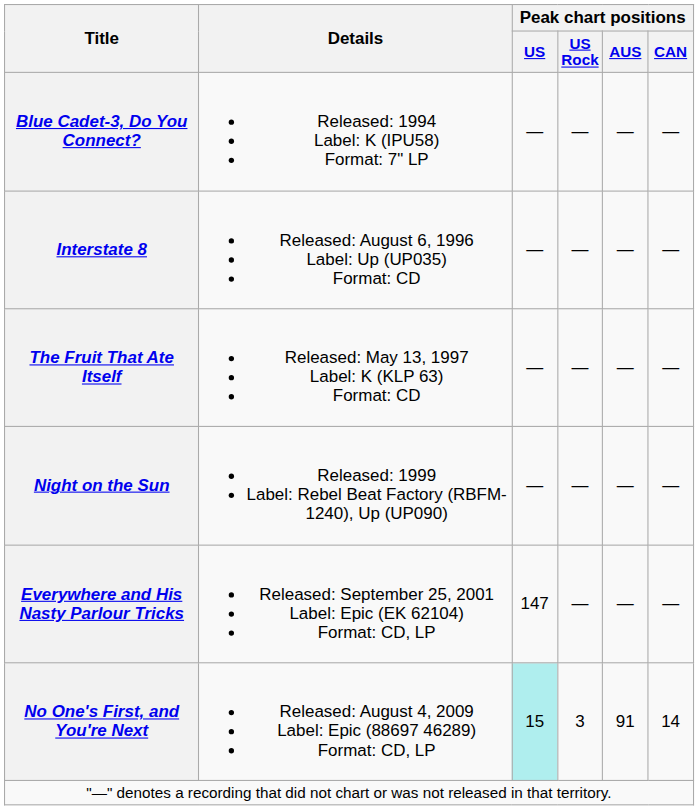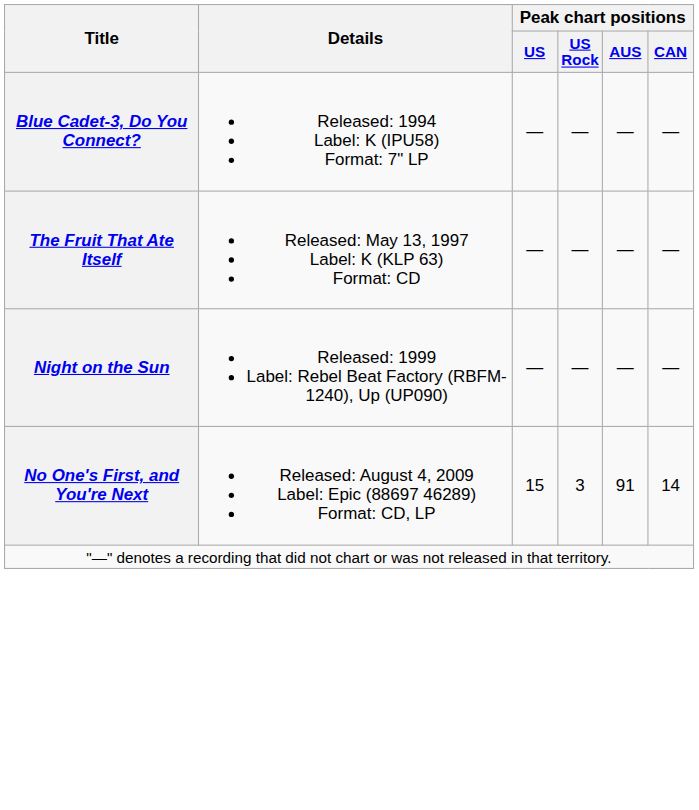- row: (102, 249)
- row: (102, 603)
(535, 721) paleturquoise background -> (535, 485) no background
